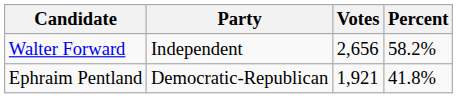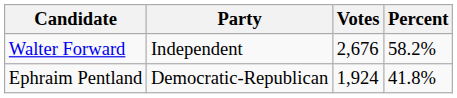(358, 48) 2,656 -> (358, 48) 2,676
(358, 78) 1,921 -> (358, 78) 1,924
